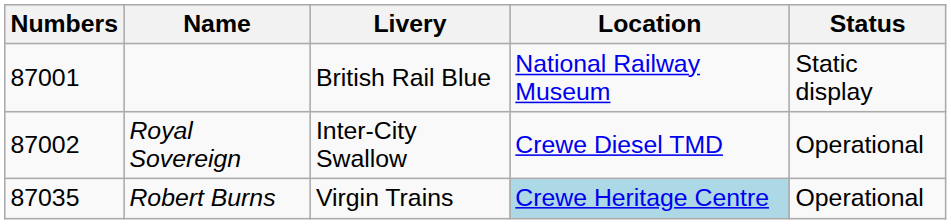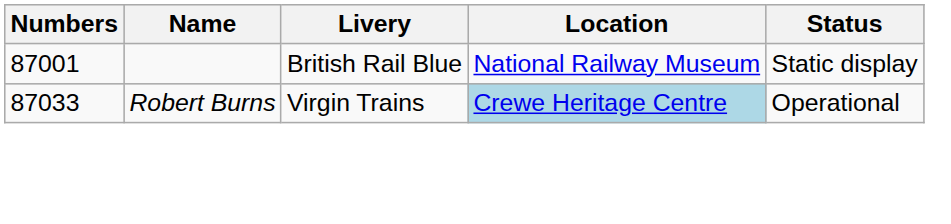- row: (185, 144)
(45, 197) 87035 -> (45, 102) 87033
